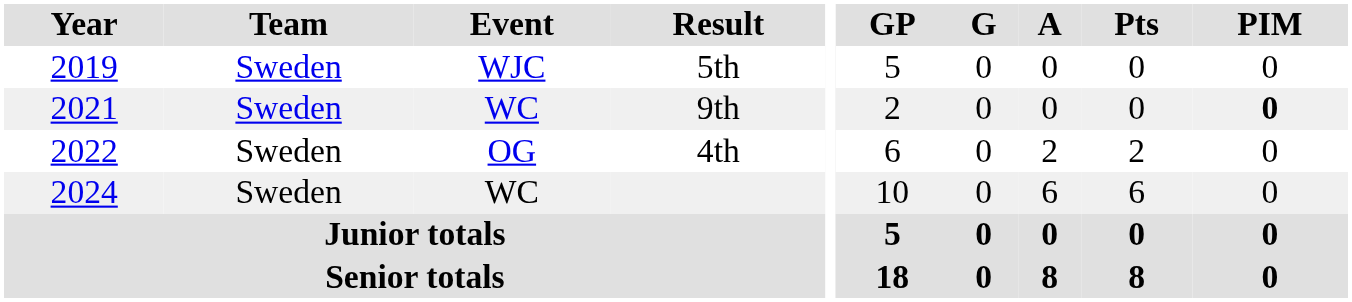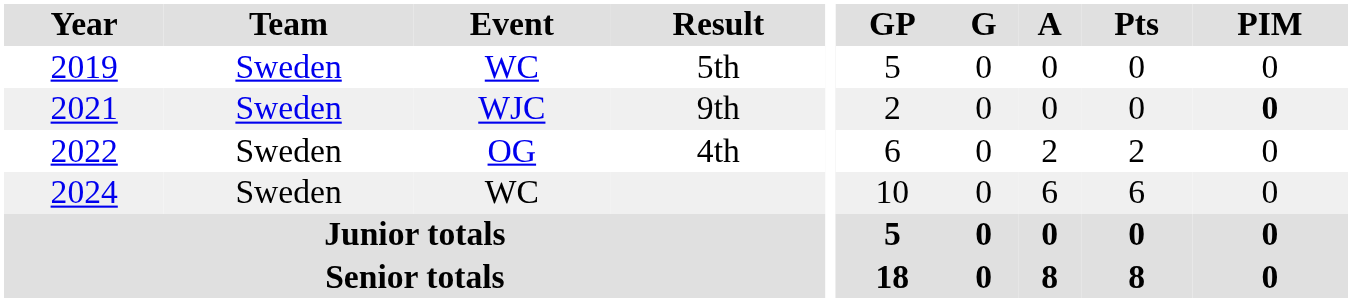(512, 66) WJC -> (512, 66) WC
(512, 108) WC -> (512, 108) WJC
